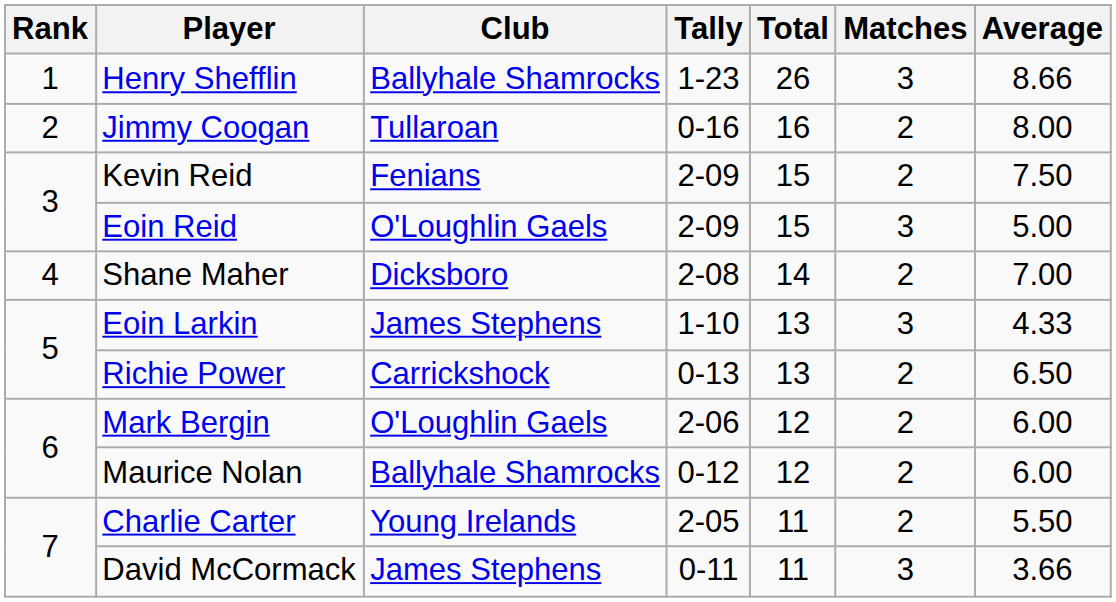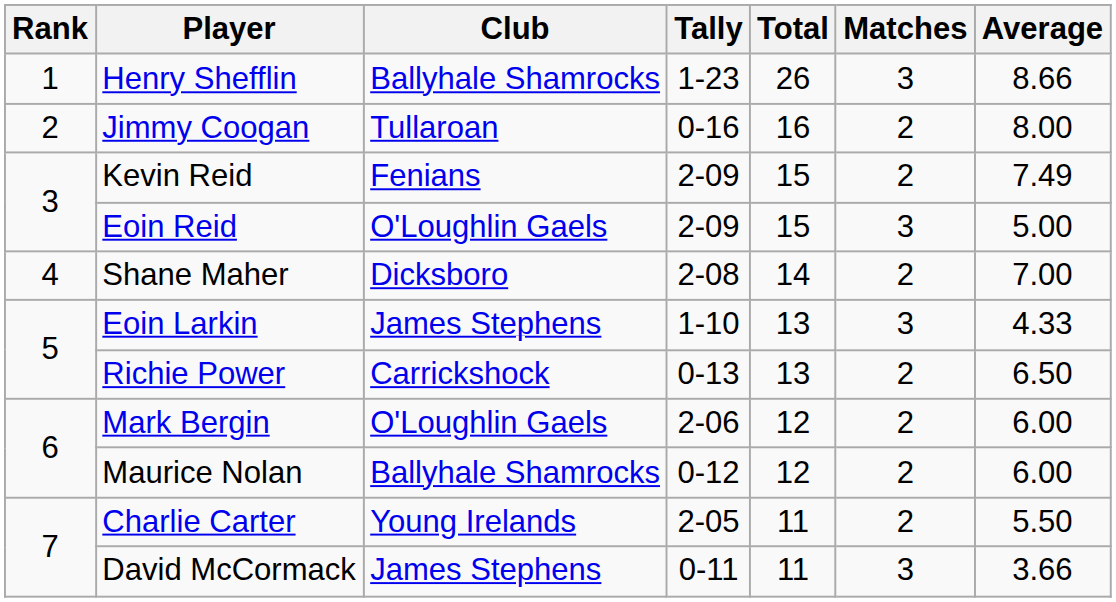(1042, 176) 7.50 -> (1042, 176) 7.49
